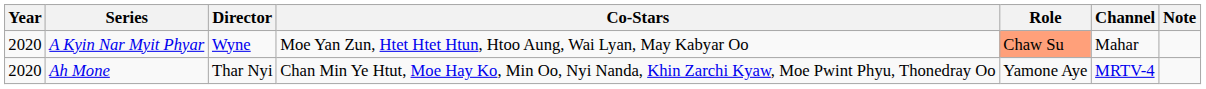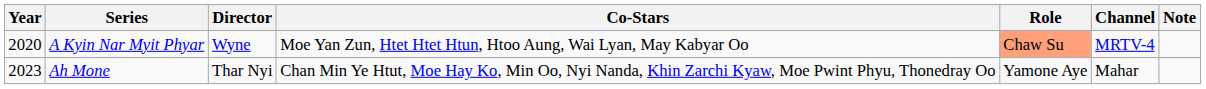(1117, 44) Mahar -> (1125, 44) MRTV-4
(25, 70) 2020 -> (25, 70) 2023
(1125, 70) MRTV-4 -> (1117, 70) Mahar
